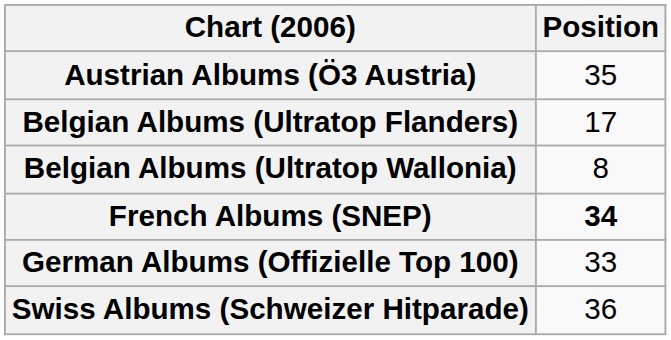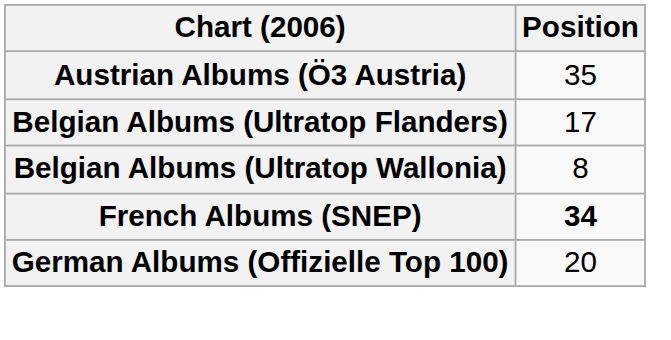(601, 262) 33 -> (580, 262) 20
- row: (270, 309)
